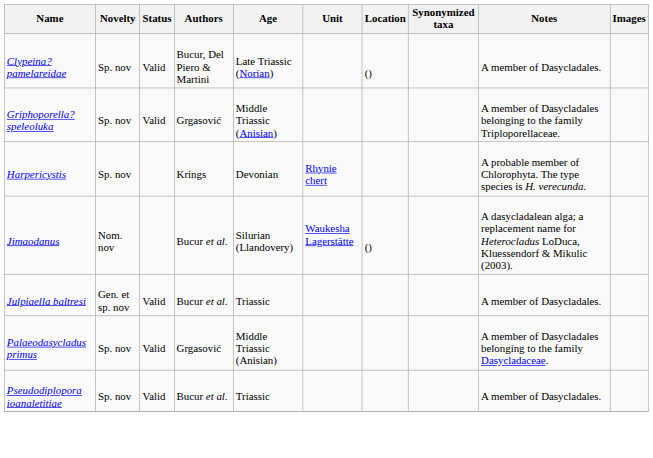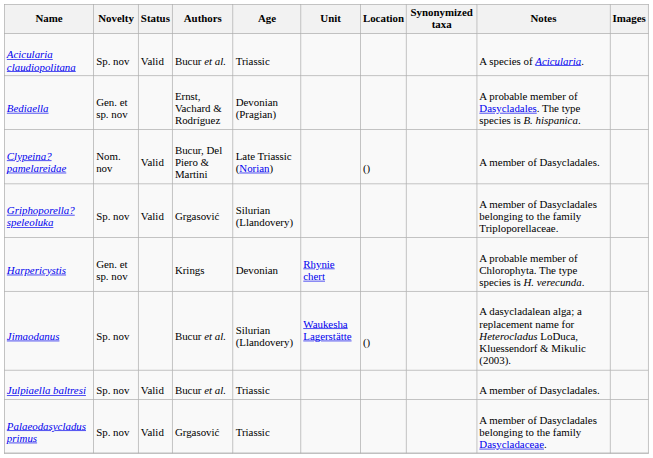+ row: (41, 60)
+ row: (28, 108)
(115, 67) Sp. nov -> (108, 162) Nom. nov
(256, 121) Middle Triassic (Anisian) -> (264, 216) Silurian (Llandovery)
(115, 175) Sp. nov -> (112, 270) Gen. et sp. nov
(110, 241) Nom. nov -> (113, 336) Sp. nov
(114, 301) Gen. et sp. nov -> (113, 390) Sp. nov
(256, 349) Middle Triassic (Anisian) -> (253, 432) Triassic
- row: (44, 397)
